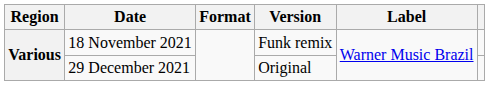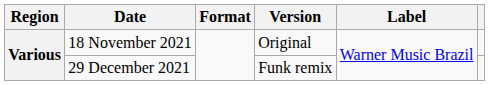(295, 42) Funk remix -> (285, 42) Original
(285, 67) Original -> (295, 67) Funk remix
